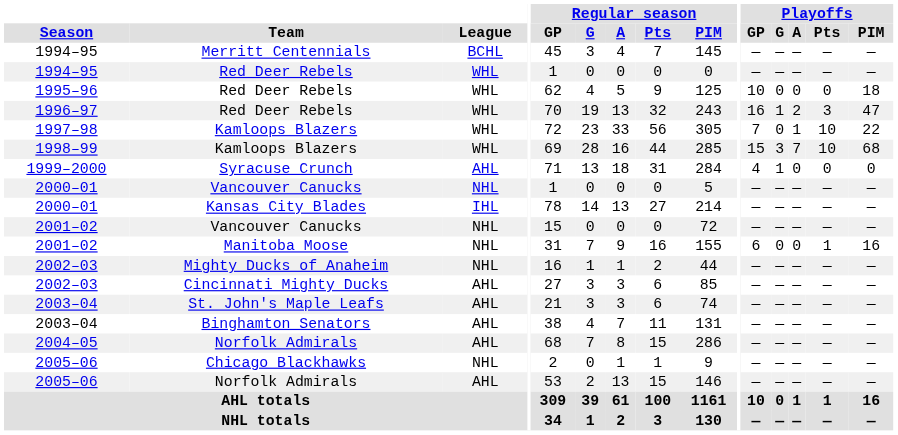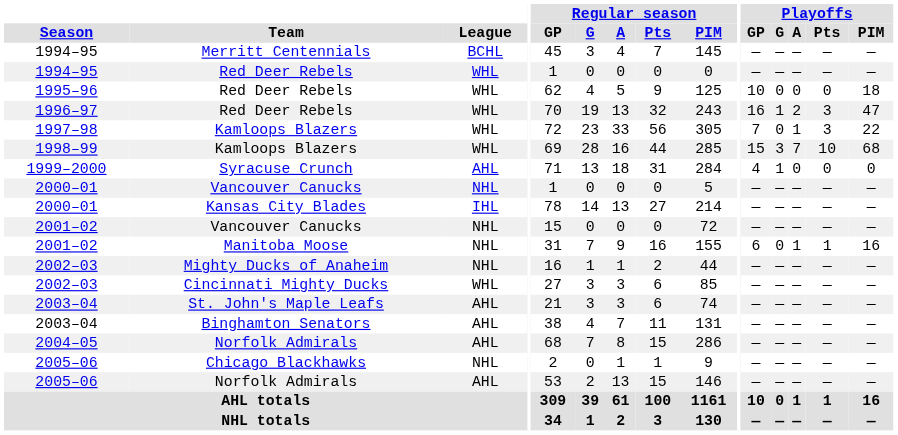(827, 130) 10 -> (827, 130) 3
(797, 246) 0 -> (797, 246) 1
(485, 285) AHL -> (485, 285) WHL
